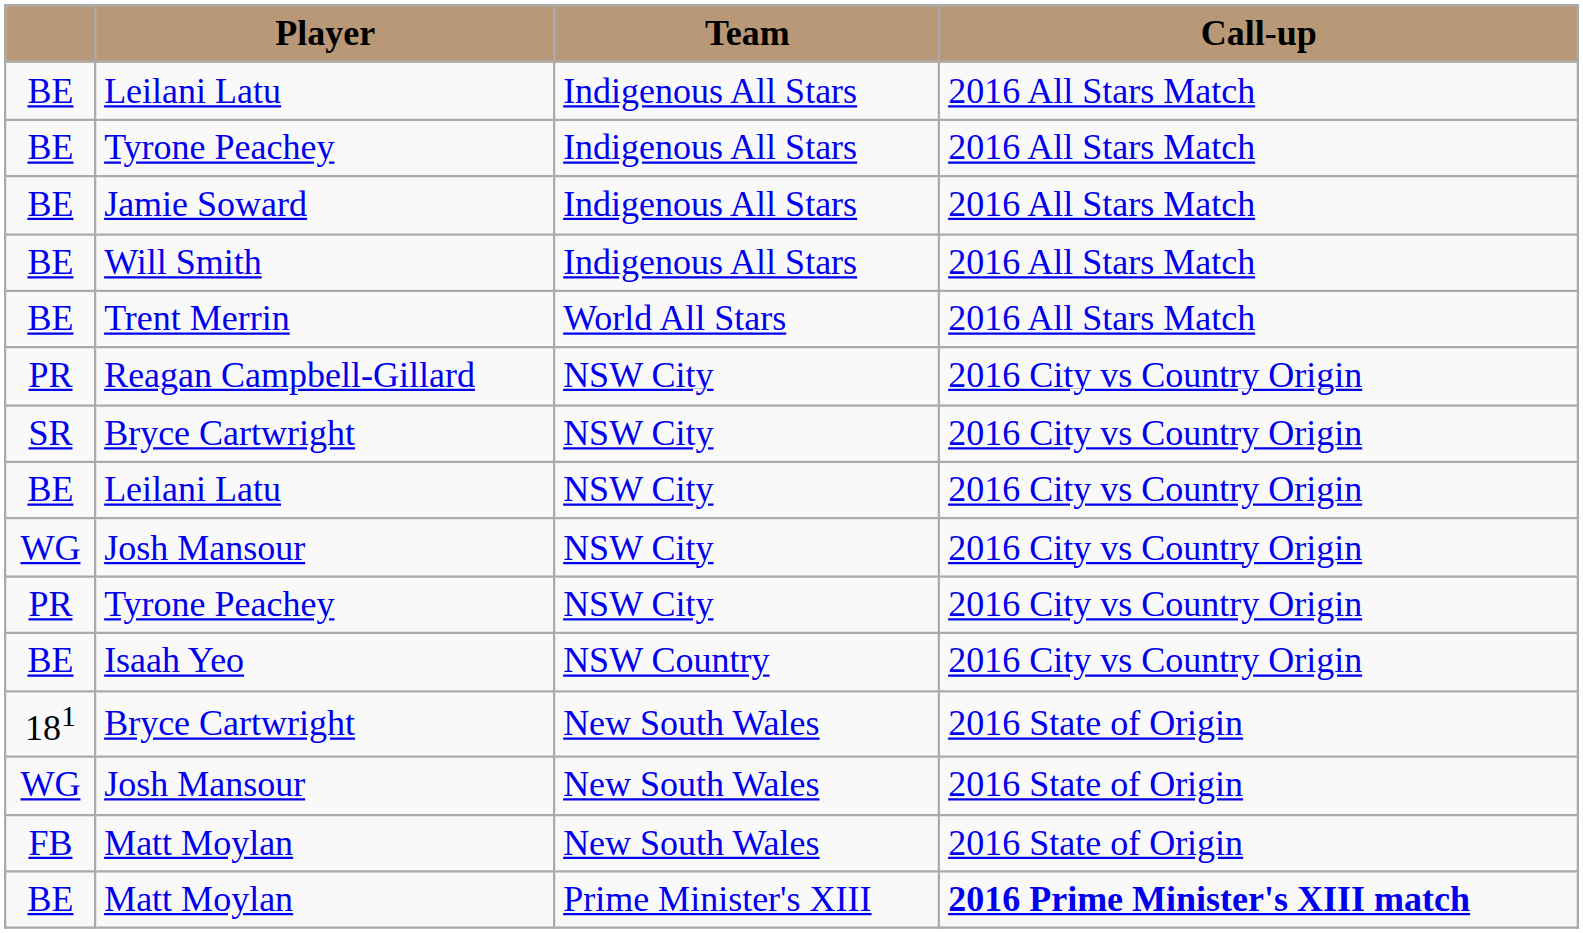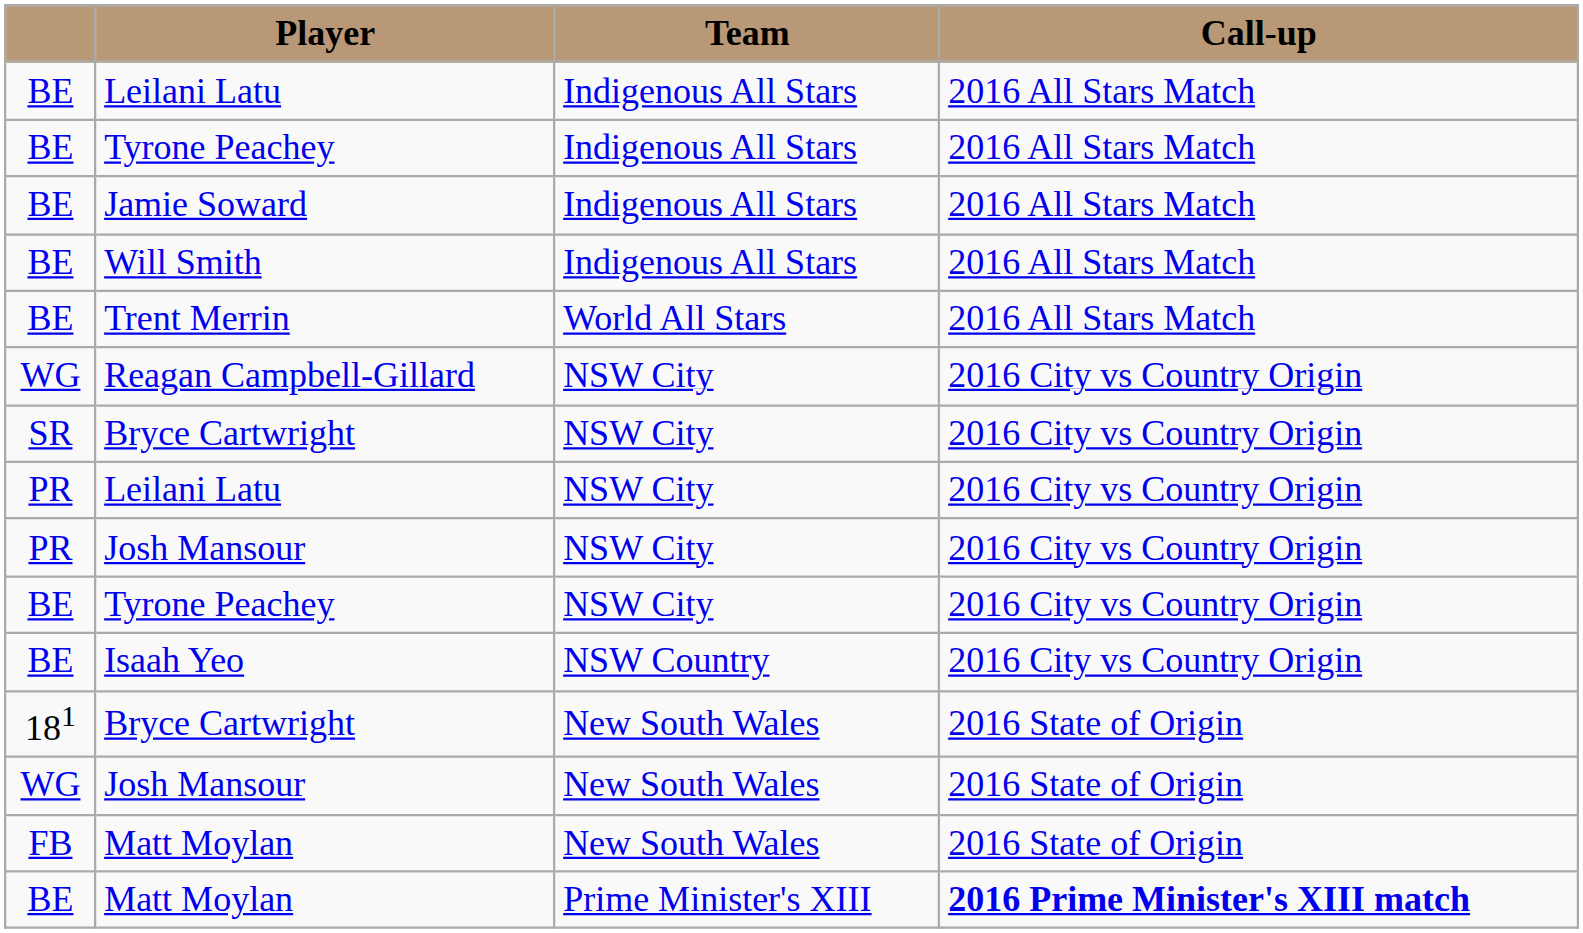(50, 375) PR -> (50, 375) WG
(50, 489) BE -> (50, 489) PR
(50, 546) WG -> (50, 546) PR
(50, 603) PR -> (50, 603) BE
